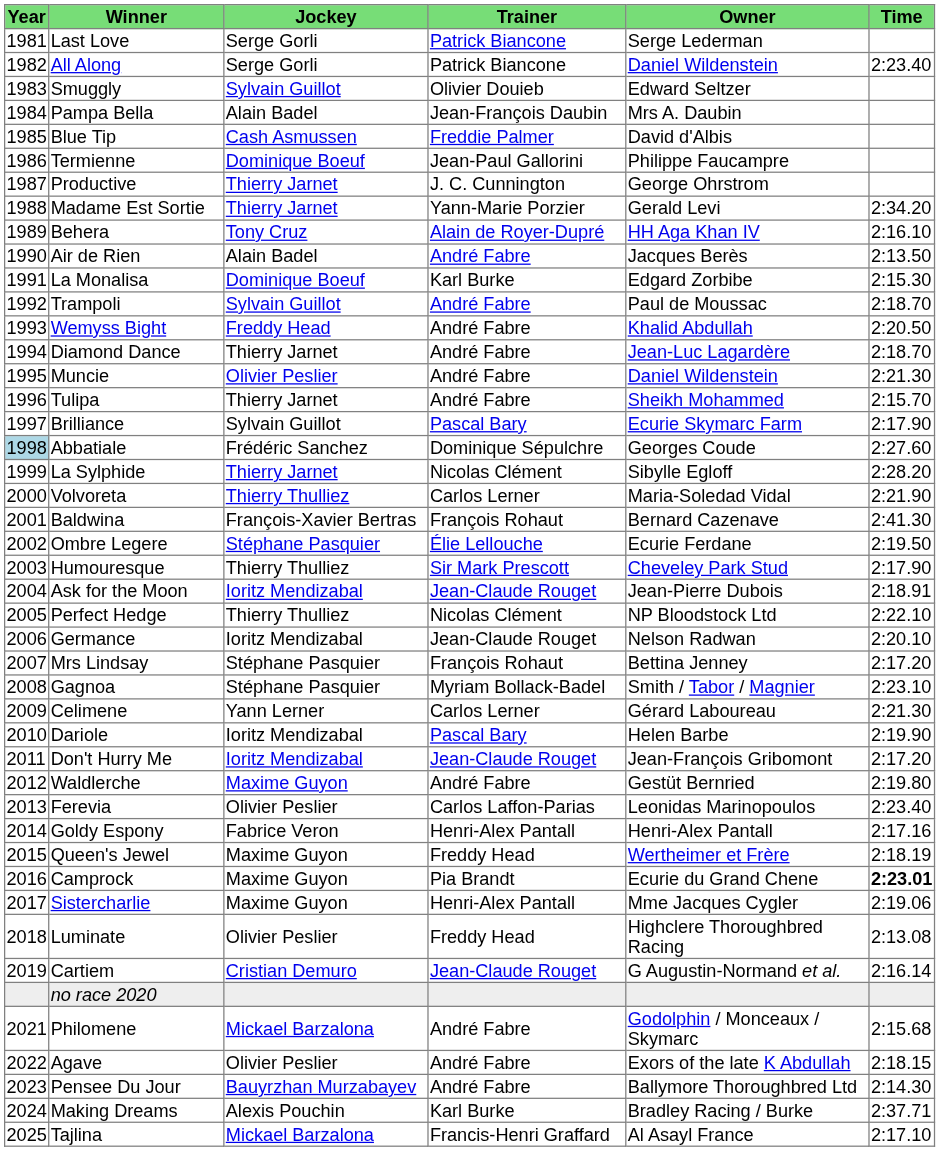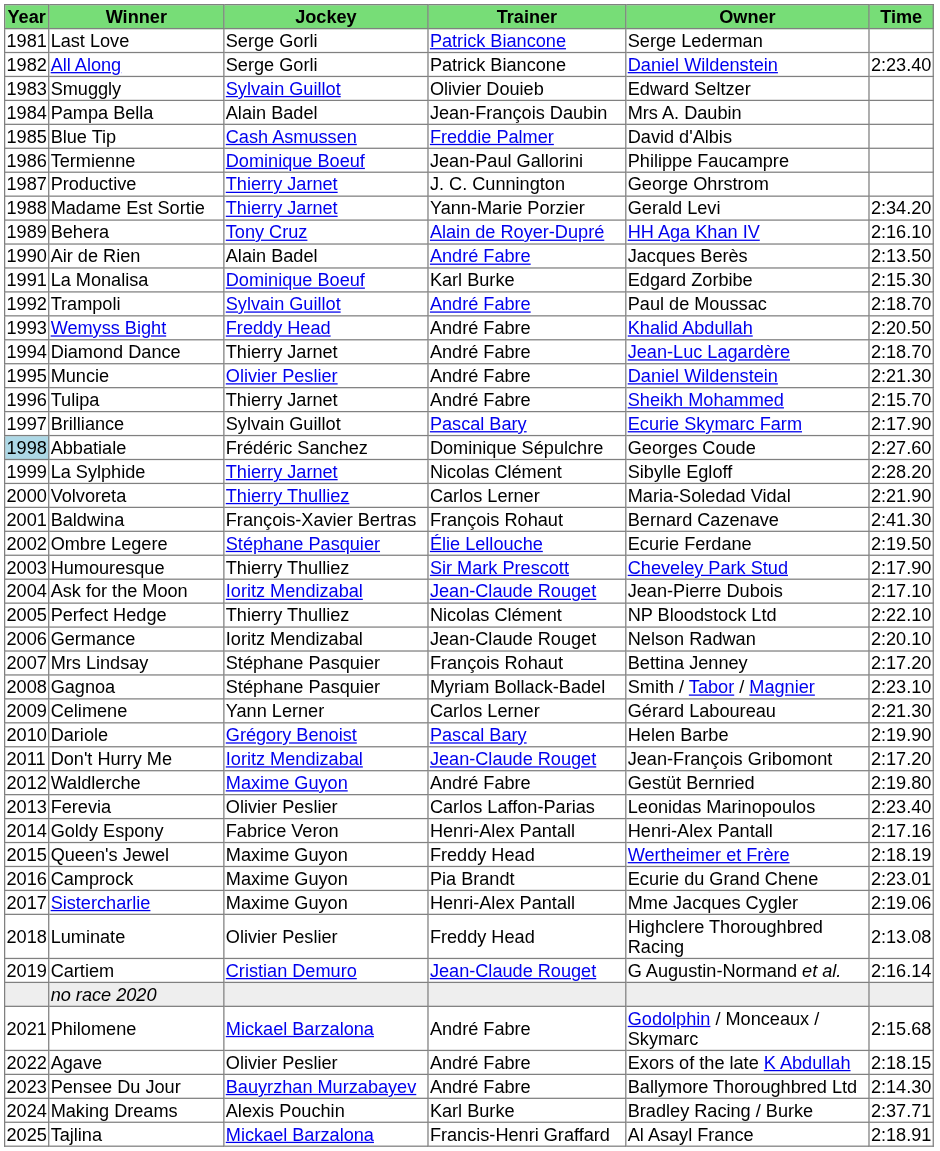(901, 591) 2:18.91 -> (901, 591) 2:17.10
(294, 735) Ioritz Mendizabal -> (291, 735) Grégory Benoist
(902, 878) bold -> (901, 878) normal
(901, 1134) 2:17.10 -> (901, 1134) 2:18.91
